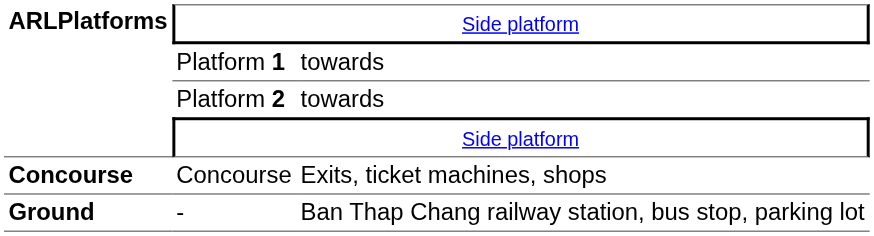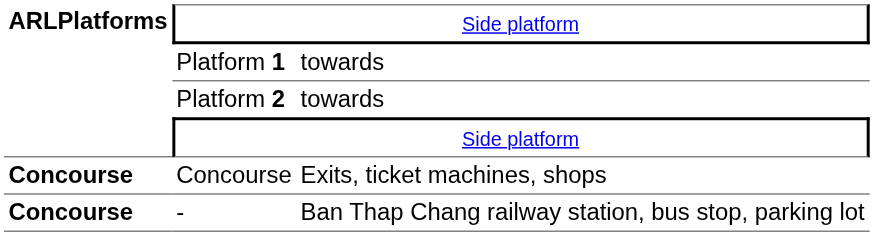(52, 212) Ground -> (71, 212) Concourse
